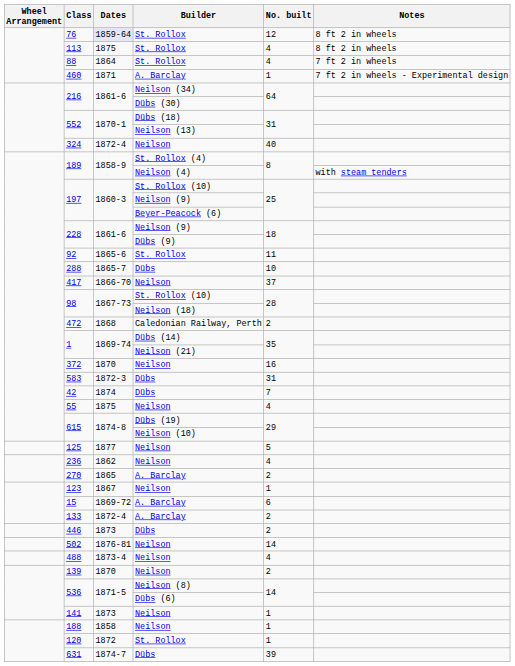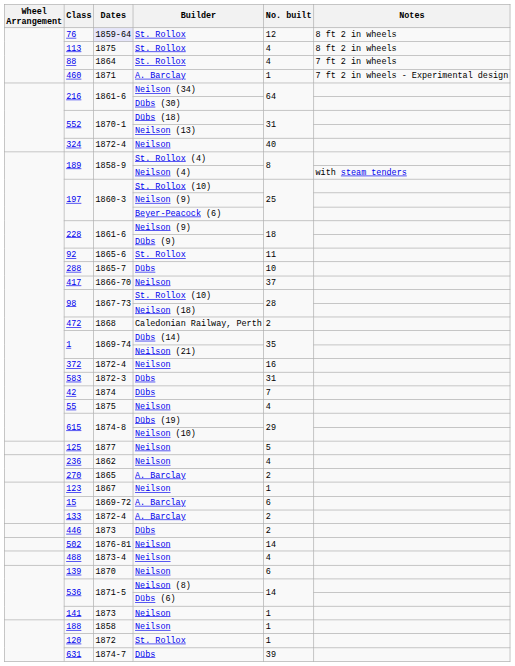(106, 365) 1870 -> (111, 365) 1872-4
(268, 572) 2 -> (268, 572) 6
